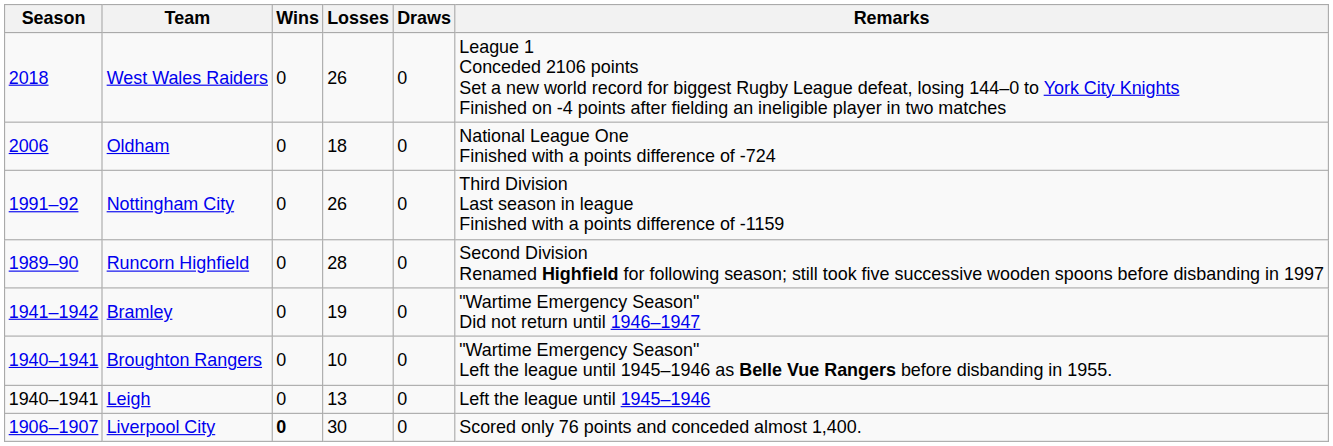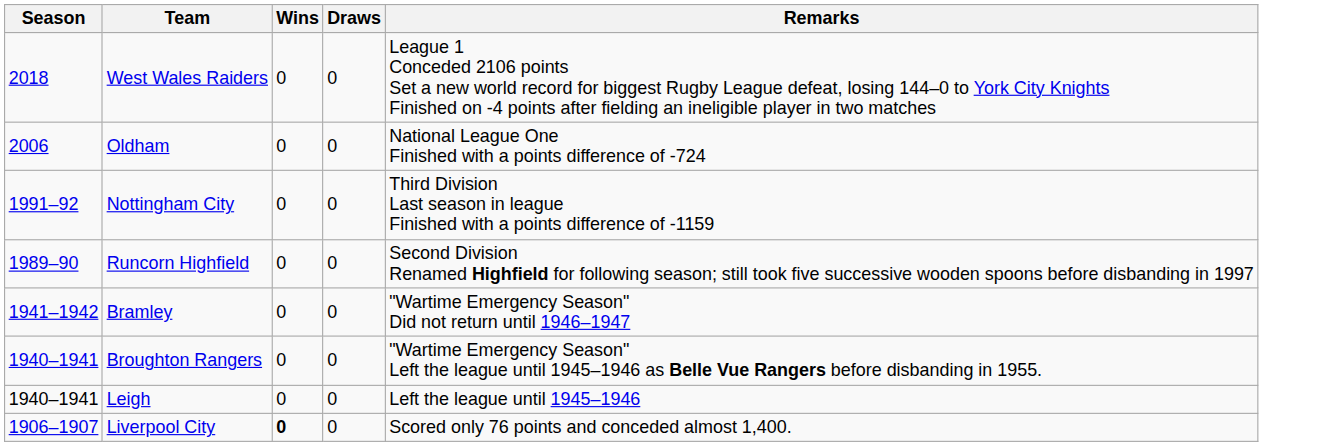- column: (358, 18)
